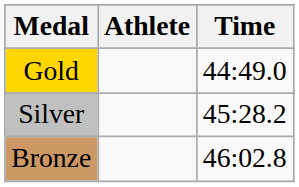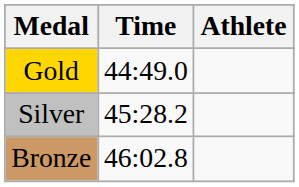columns swapped: (147, 26) <-> (245, 26)
